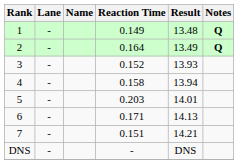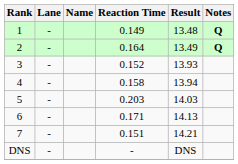(185, 99) 14.01 -> (185, 99) 14.03
